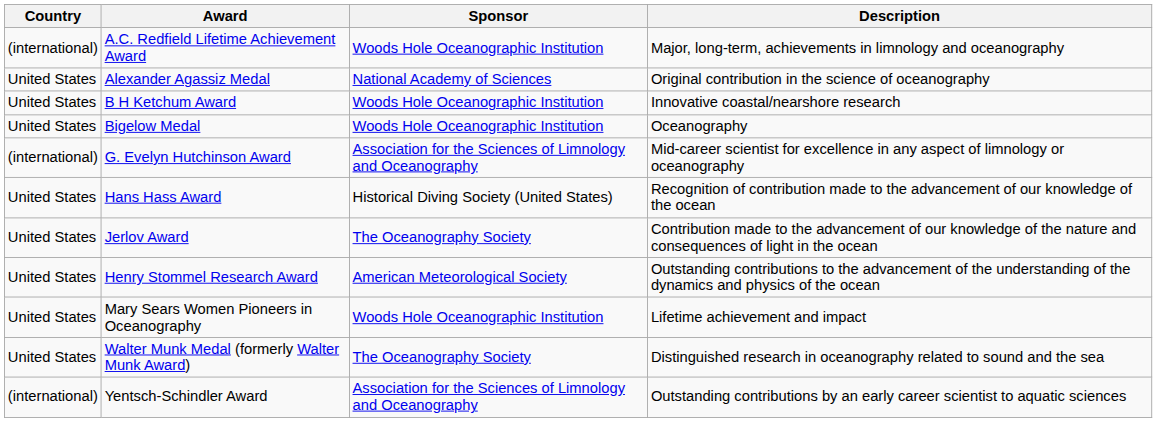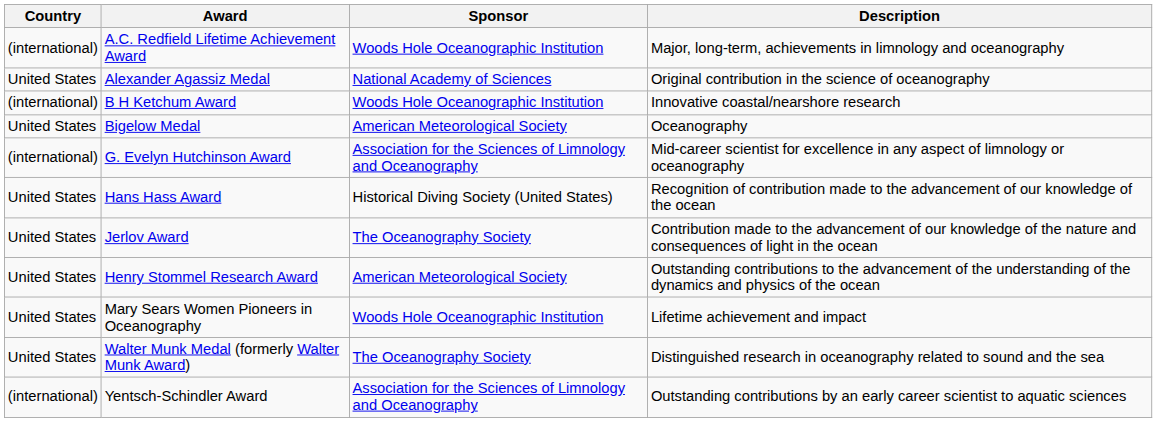(52, 102) United States -> (53, 102) (international)
(478, 126) Woods Hole Oceanographic Institution -> (460, 126) American Meteorological Society
